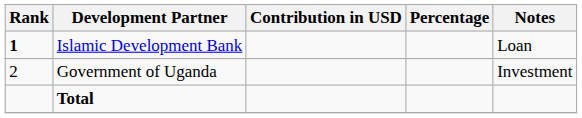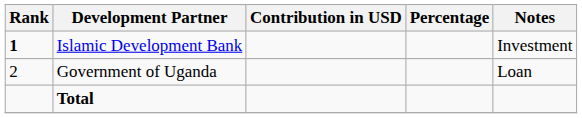(515, 44) Loan -> (535, 44) Investment
(535, 71) Investment -> (515, 71) Loan
